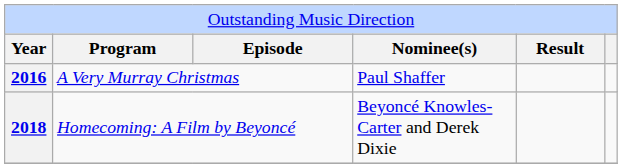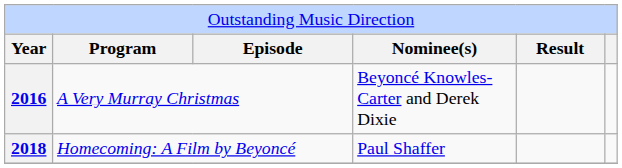(401, 77) Paul Shaffer -> (425, 98) Beyoncé Knowles-Carter and Derek Dixie
(425, 128) Beyoncé Knowles-Carter and Derek Dixie -> (401, 148) Paul Shaffer
